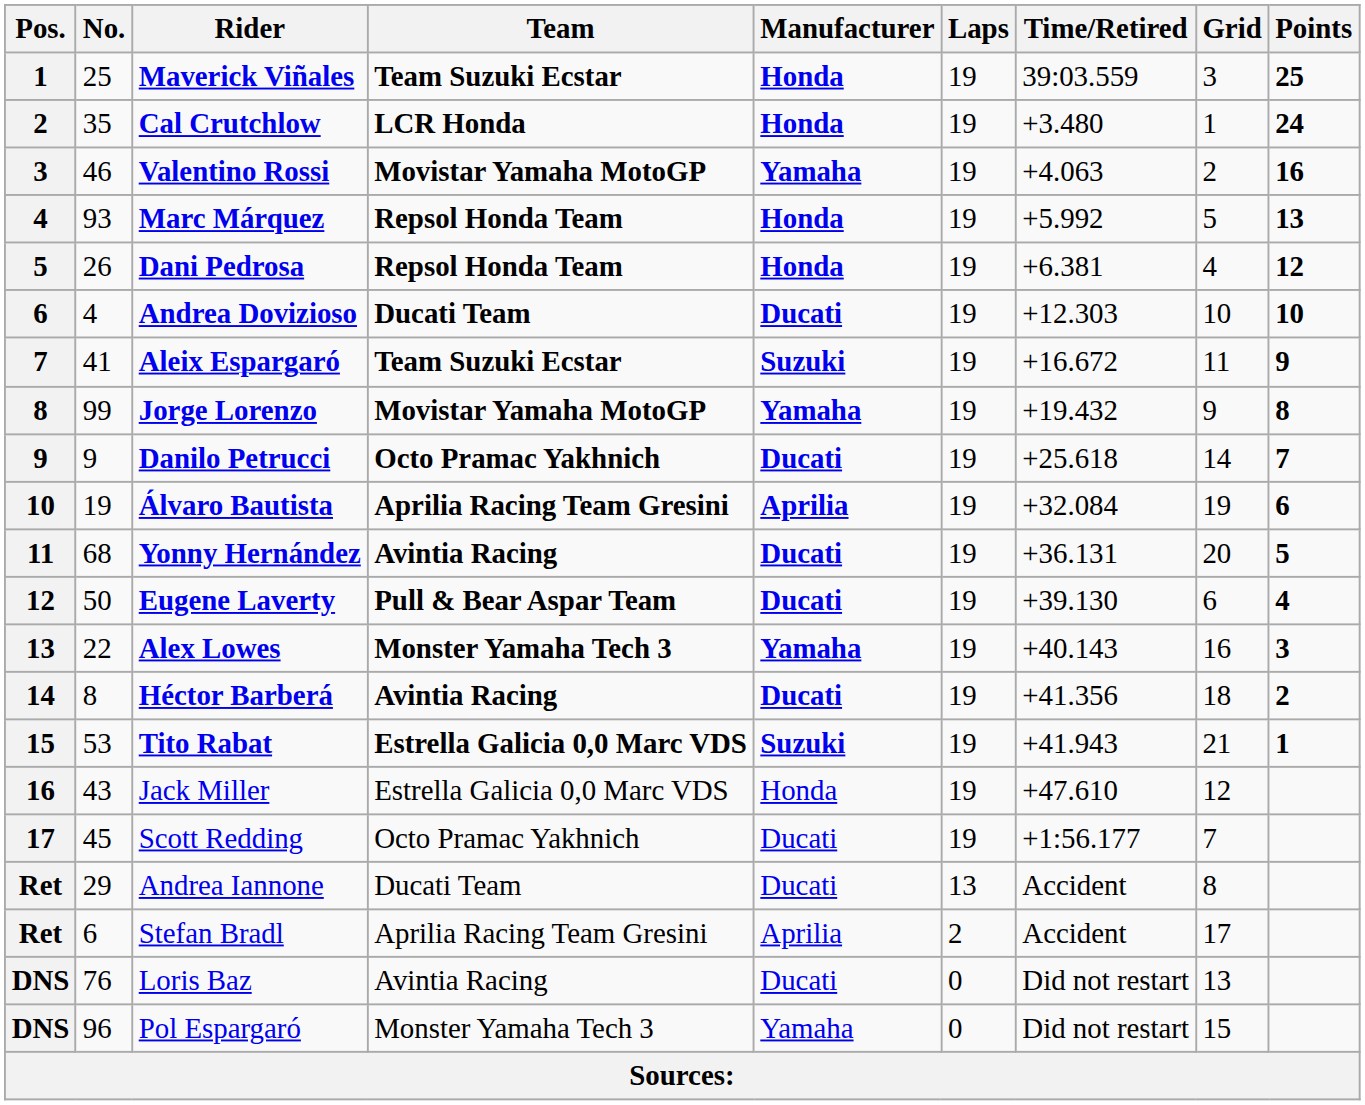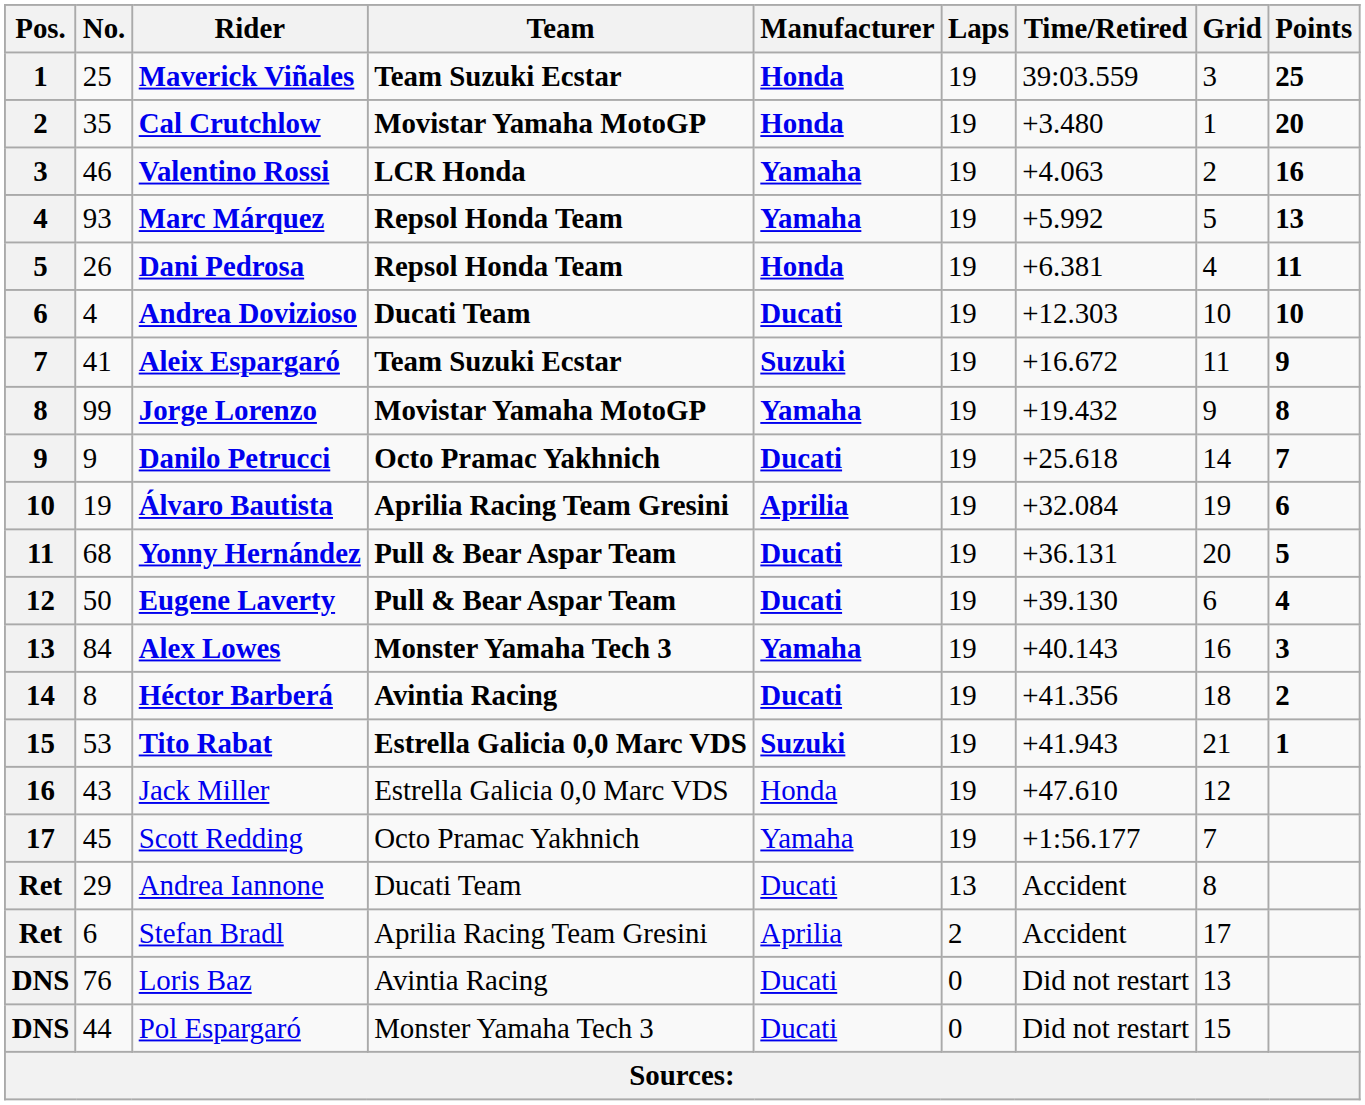(450, 123) LCR Honda -> (540, 123) Movistar Yamaha MotoGP
(1290, 123) 24 -> (1290, 123) 20
(540, 171) Movistar Yamaha MotoGP -> (450, 171) LCR Honda
(802, 218) Honda -> (811, 218) Yamaha
(1290, 266) 12 -> (1289, 266) 11
(466, 552) Avintia Racing -> (525, 552) Pull & Bear Aspar Team
(97, 647) 22 -> (97, 647) 84
(799, 838) Ducati -> (807, 838) Yamaha
(97, 1028) 96 -> (97, 1028) 44
(807, 1028) Yamaha -> (799, 1028) Ducati
